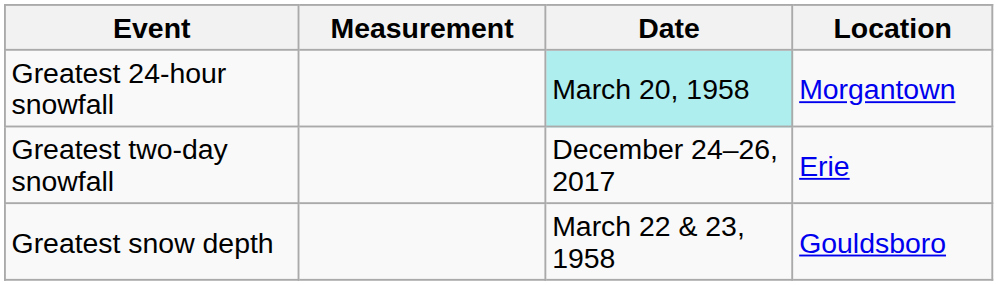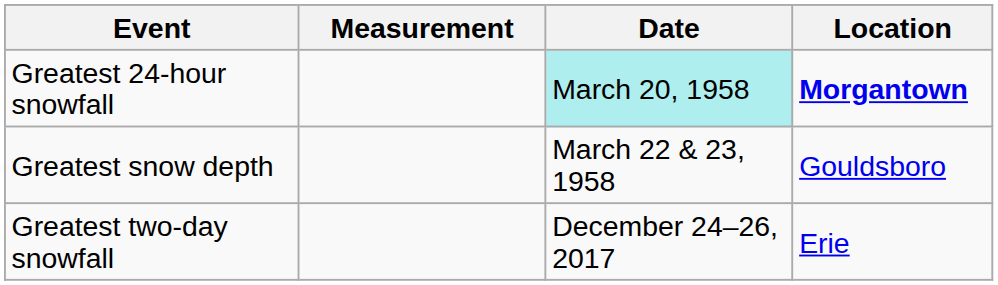(877, 89) normal -> (884, 89) bold
rows swapped: (120, 165) <-> (143, 242)
